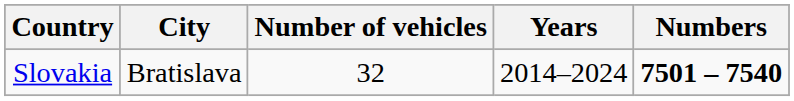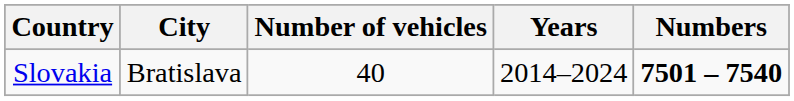(371, 71) 32 -> (371, 71) 40
